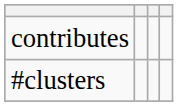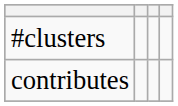rows swapped: (58, 79) <-> (70, 37)
